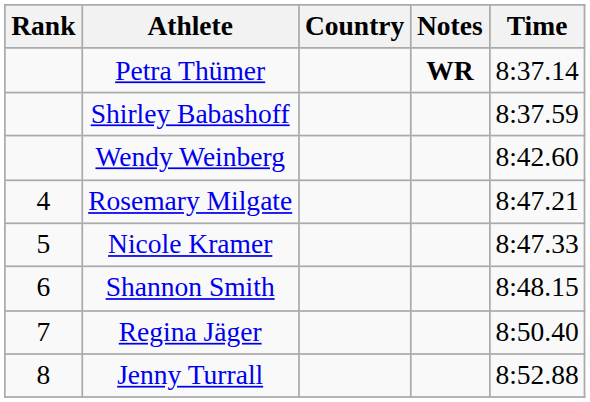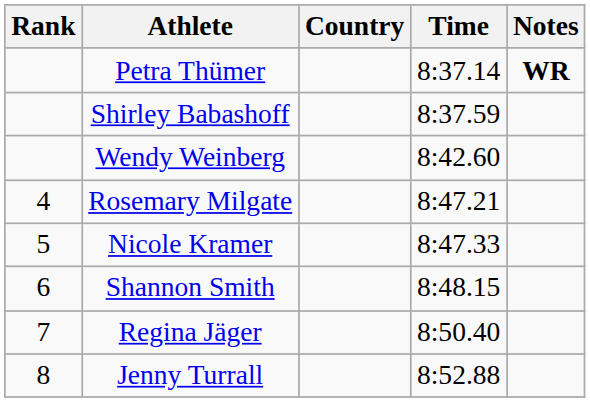columns swapped: (537, 26) <-> (450, 26)
